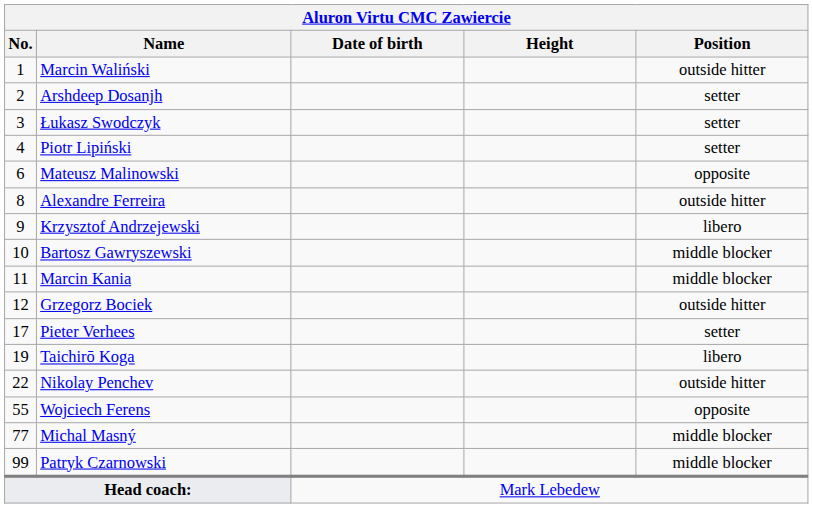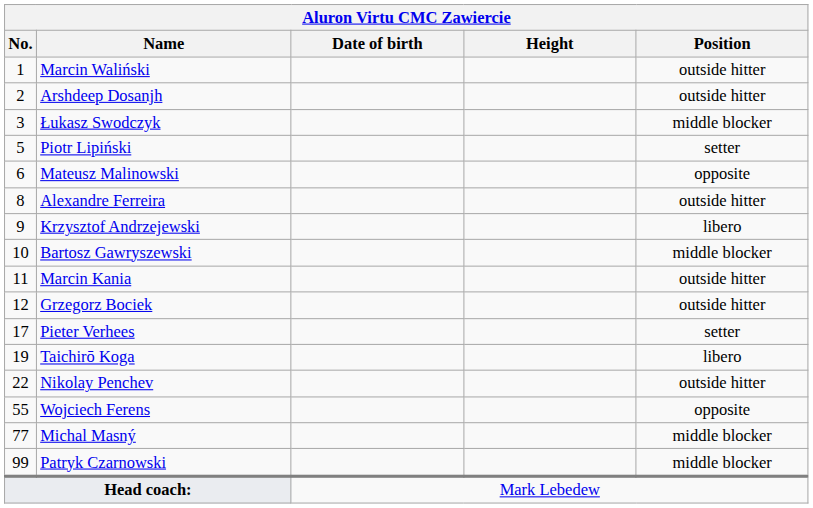(722, 95) setter -> (722, 95) outside hitter
(722, 122) setter -> (722, 122) middle blocker
(20, 148) 4 -> (20, 148) 5
(722, 278) middle blocker -> (722, 278) outside hitter
